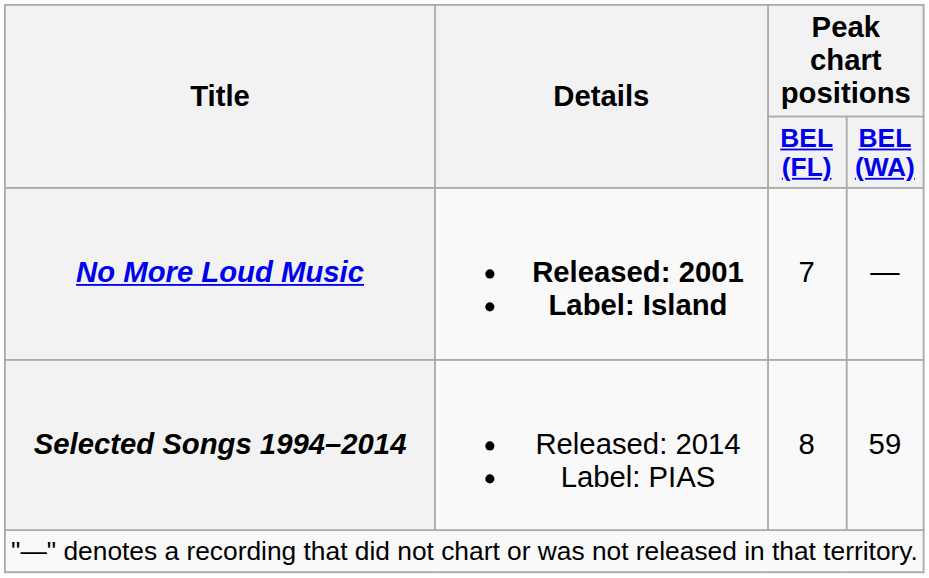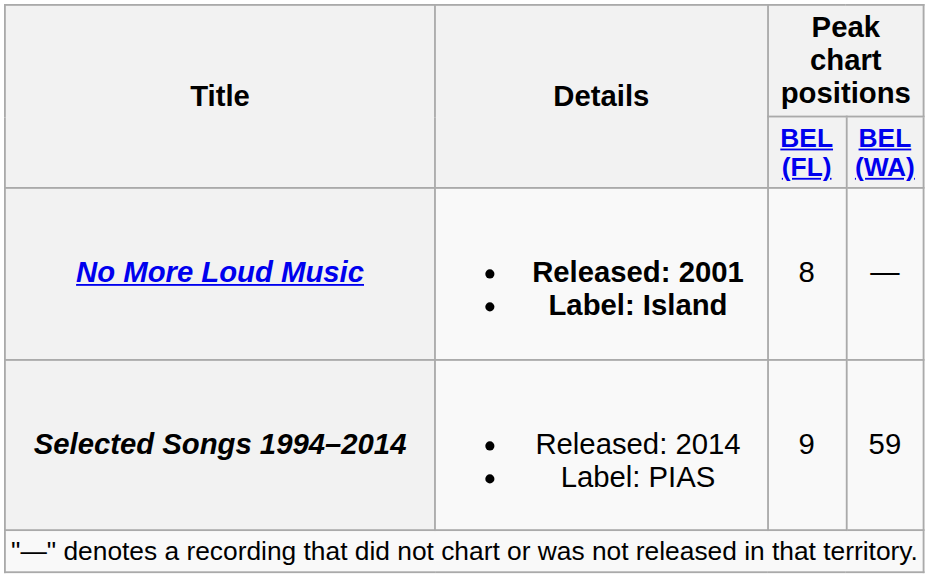(807, 273) 7 -> (807, 273) 8
(807, 444) 8 -> (807, 444) 9
